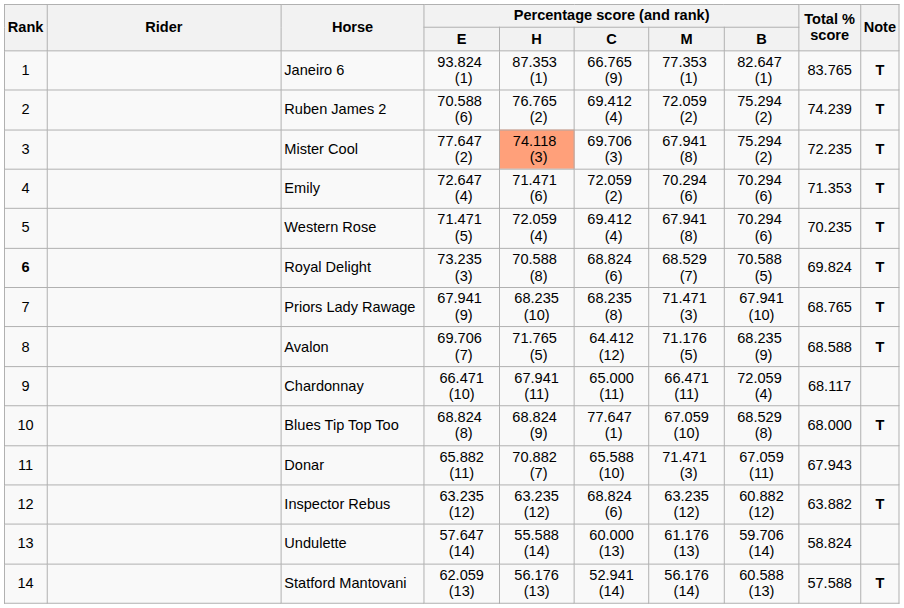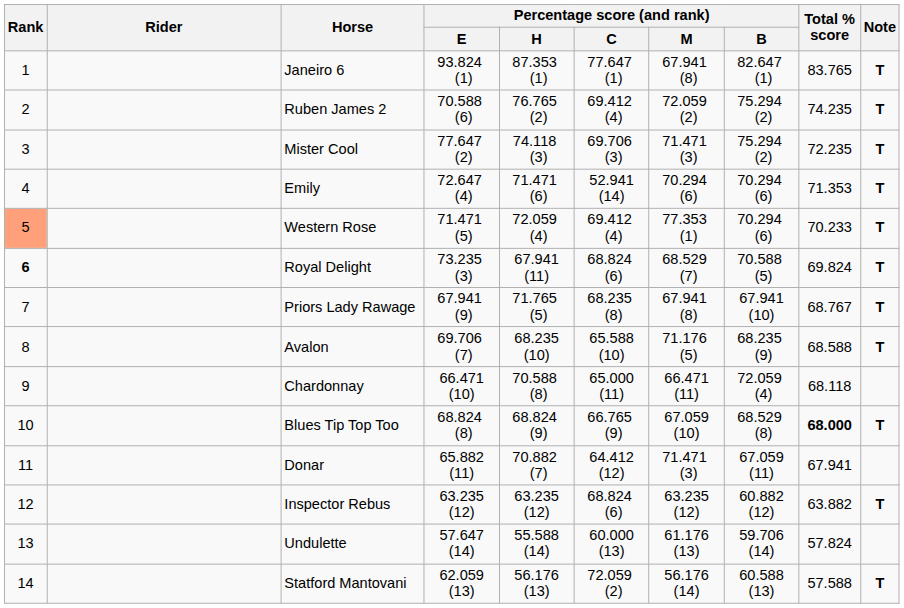(612, 70) 66.765 (9) -> (612, 70) 77.647 (1)
(687, 70) 77.353 (1) -> (687, 70) 67.941 (8)
(830, 109) 74.239 -> (830, 109) 74.235
(537, 149) lightsalmon background -> (537, 149) no background
(687, 149) 67.941 (8) -> (687, 149) 71.471 (3)
(612, 188) 72.059 (2) -> (612, 188) 52.941 (14)
(26, 228) no background -> (26, 228) lightsalmon background
(687, 228) 67.941 (8) -> (687, 228) 77.353 (1)
(830, 228) 70.235 -> (830, 228) 70.233
(537, 267) 70.588 (8) -> (537, 267) 67.941 (11)
(537, 307) 68.235 (10) -> (537, 307) 71.765 (5)
(687, 307) 71.471 (3) -> (687, 307) 67.941 (8)
(830, 307) 68.765 -> (830, 307) 68.767
(537, 346) 71.765 (5) -> (537, 346) 68.235 (10)
(612, 346) 64.412 (12) -> (612, 346) 65.588 (10)
(537, 386) 67.941 (11) -> (537, 386) 70.588 (8)
(830, 386) 68.117 -> (830, 386) 68.118
(612, 425) 77.647 (1) -> (612, 425) 66.765 (9)
(830, 425) normal -> (830, 425) bold
(612, 465) 65.588 (10) -> (612, 465) 64.412 (12)
(830, 465) 67.943 -> (830, 465) 67.941
(830, 544) 58.824 -> (830, 544) 57.824
(612, 583) 52.941 (14) -> (612, 583) 72.059 (2)
